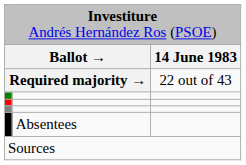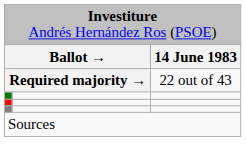- row: (8, 124)
